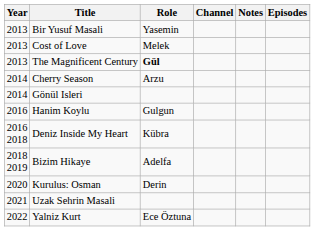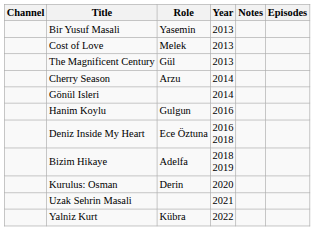columns swapped: (17, 12) <-> (215, 12)
(151, 62) bold -> (167, 62) normal
(156, 134) Kübra -> (184, 134) Ece Öztuna
(167, 217) Ece Öztuna -> (173, 217) Kübra
